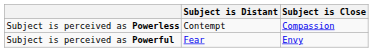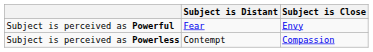rows swapped: (90, 40) <-> (93, 26)
